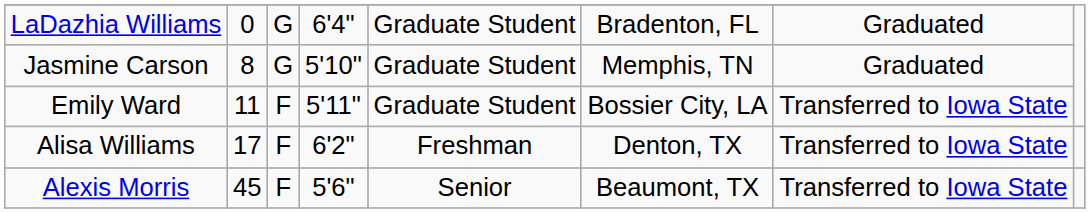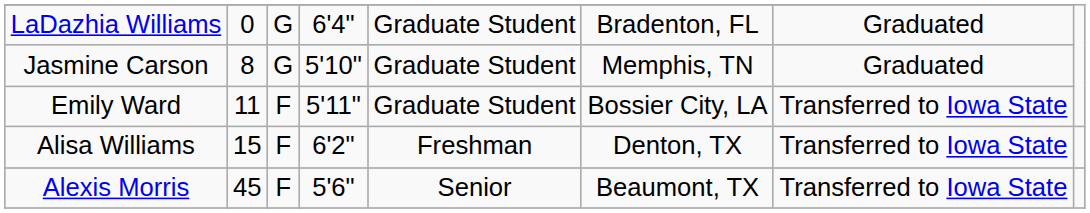(247, 146) 17 -> (247, 146) 15
